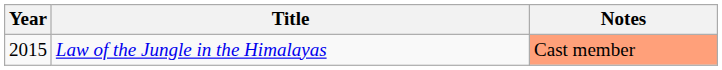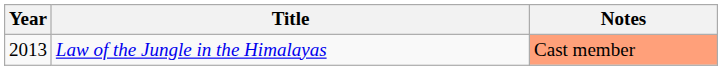(28, 49) 2015 -> (28, 49) 2013
